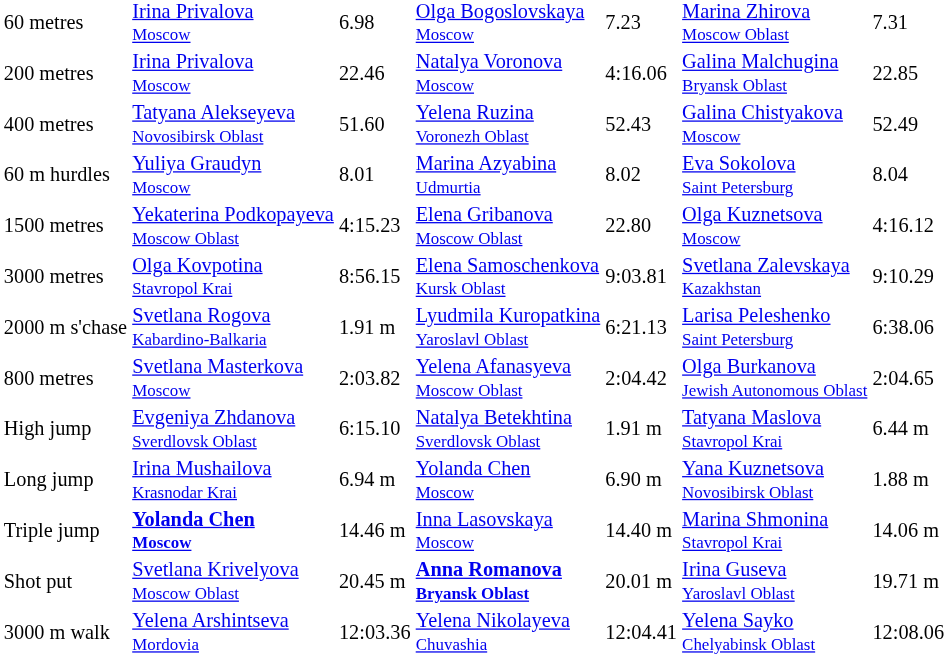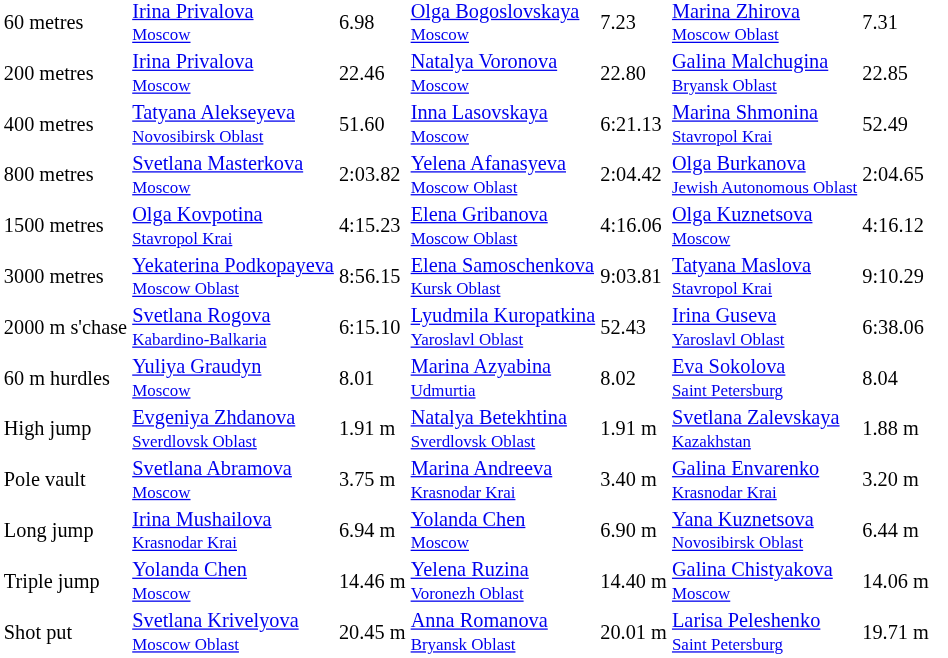(636, 73) 4:16.06 -> (623, 73) 22.80
(475, 124) Yelena Ruzina Voronezh Oblast -> (479, 124) Inna Lasovskaya Moscow
(628, 124) 52.43 -> (631, 124) 6:21.13
(763, 124) Galina Chistyakova Moscow -> (745, 124) Marina Shmonina Stavropol Krai
rows swapped: (49, 378) <-> (57, 174)
(233, 225) Yekaterina Podkopayeva Moscow Oblast -> (197, 225) Olga Kovpotina Stavropol Krai
(628, 225) 22.80 -> (631, 225) 4:16.06
(197, 276) Olga Kovpotina Stavropol Krai -> (233, 276) Yekaterina Podkopayeva Moscow Oblast
(766, 276) Svetlana Zalevskaya Kazakhstan -> (741, 276) Tatyana Maslova Stavropol Krai
(367, 327) 1.91 m -> (370, 327) 6:15.10
(636, 327) 6:21.13 -> (623, 327) 52.43
(756, 327) Larisa Peleshenko Saint Petersburg -> (728, 327) Irina Guseva Yaroslavl Oblast
(370, 428) 6:15.10 -> (367, 428) 1.91 m
(752, 428) Tatyana Maslova Stavropol Krai -> (756, 428) Svetlana Zalevskaya Kazakhstan
(901, 428) 6.44 m -> (891, 428) 1.88 m
+ row: (45, 479)
(901, 479) 1.88 m -> (891, 530) 6.44 m
(193, 530) bold -> (190, 581) normal
(484, 530) Inna Lasovskaya Moscow -> (470, 581) Yelena Ruzina Voronezh Oblast
(755, 530) Marina Shmonina Stavropol Krai -> (752, 581) Galina Chistyakova Moscow
(489, 581) bold -> (479, 632) normal
(738, 581) Irina Guseva Yaroslavl Oblast -> (746, 632) Larisa Peleshenko Saint Petersburg
- row: (57, 632)
